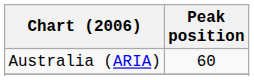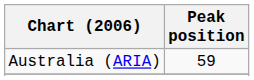(206, 62) 60 -> (206, 62) 59
